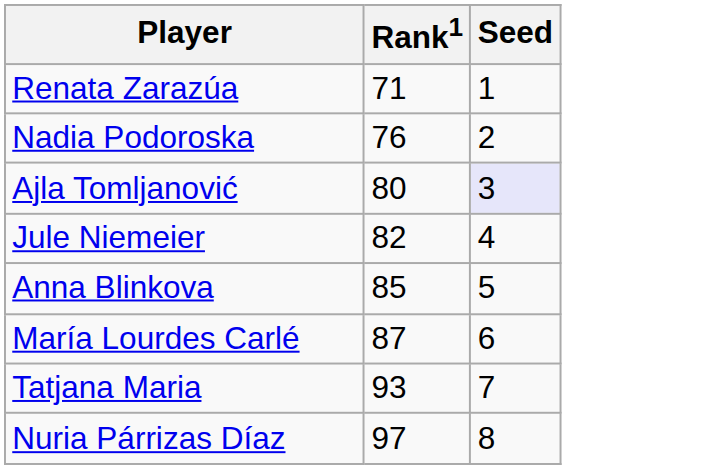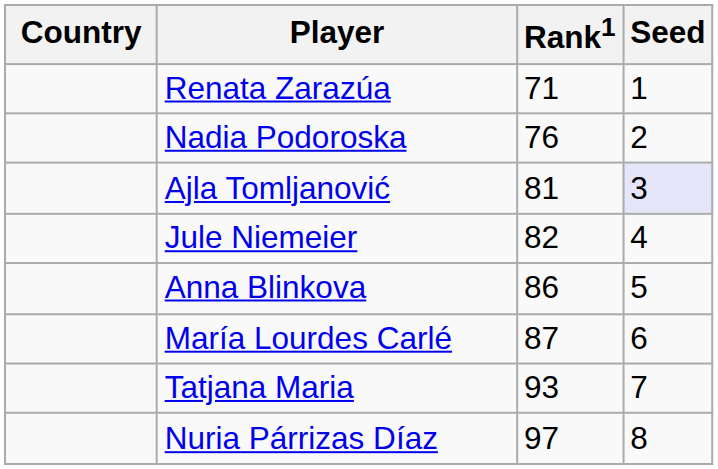+ column: (81, 33)
(389, 187) 80 -> (541, 187) 81
(389, 287) 85 -> (541, 287) 86
